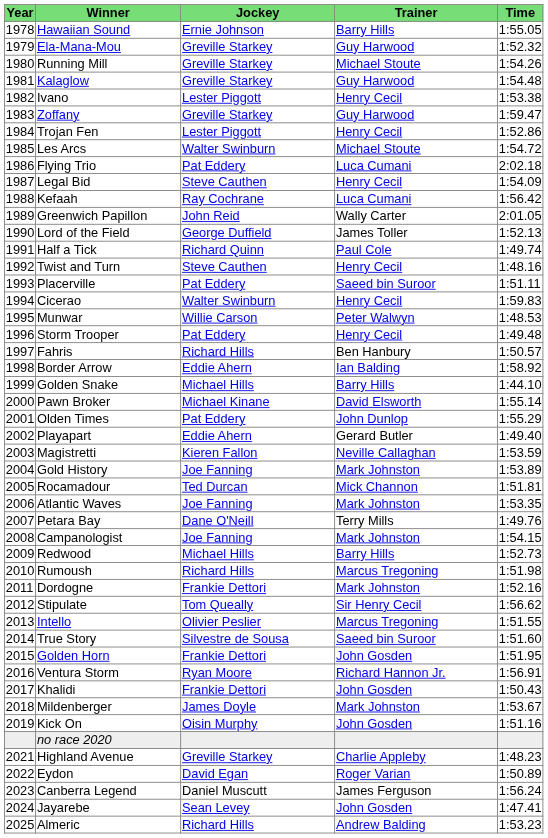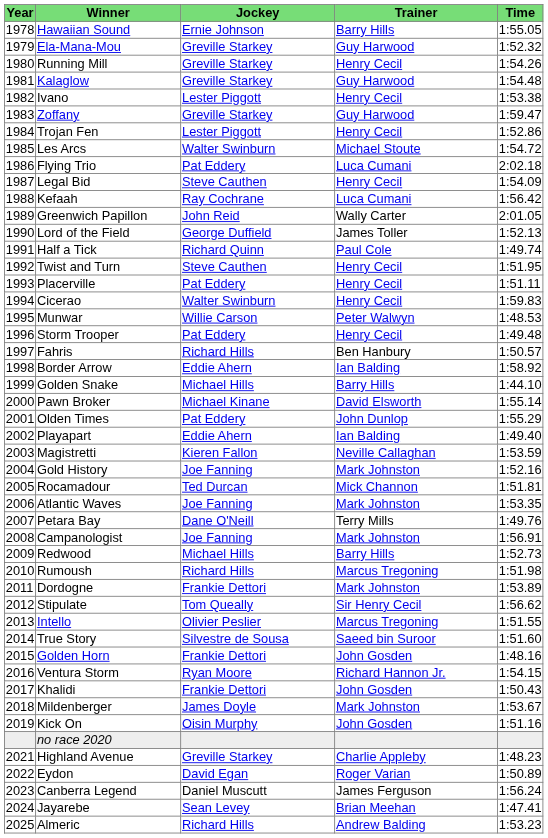(378, 64) Michael Stoute -> (369, 64) Henry Cecil
(520, 267) 1:48.16 -> (520, 267) 1:51.95
(386, 283) Saeed bin Suroor -> (369, 283) Henry Cecil
(374, 436) Gerard Butler -> (368, 436) Ian Balding
(520, 469) 1:53.89 -> (520, 469) 1:52.16
(520, 537) 1:54.15 -> (520, 537) 1:56.91
(520, 588) 1:52.16 -> (520, 588) 1:53.89
(520, 655) 1:51.95 -> (520, 655) 1:48.16
(520, 672) 1:56.91 -> (520, 672) 1:54.15
(374, 808) John Gosden -> (376, 808) Brian Meehan
